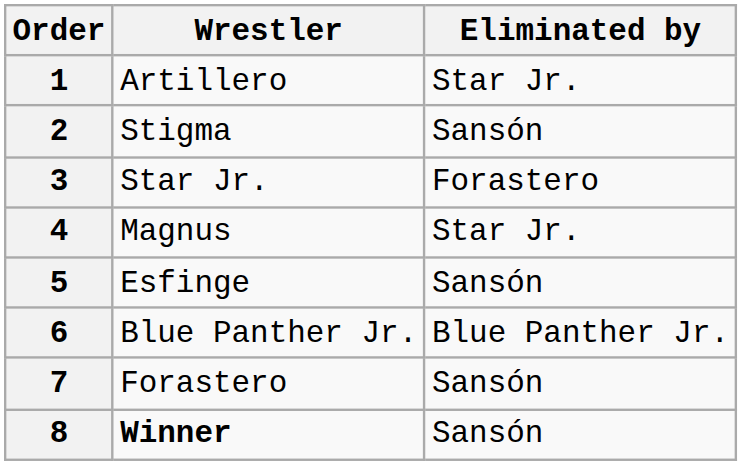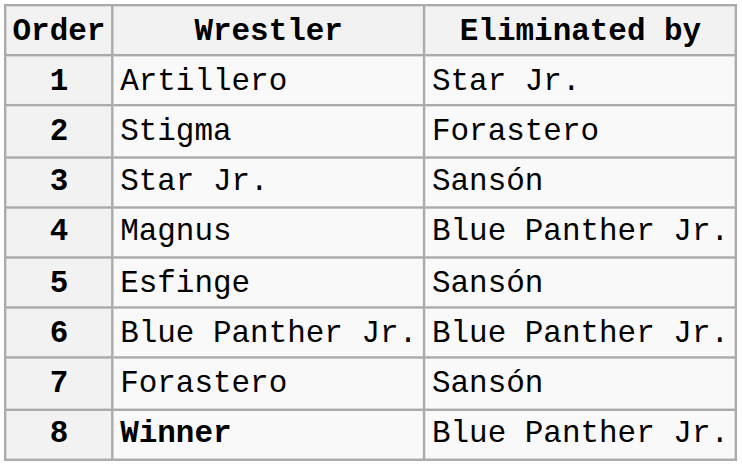(488, 131) Sansón -> (516, 131) Forastero
(516, 182) Forastero -> (488, 182) Sansón
(506, 232) Star Jr. -> (580, 232) Blue Panther Jr.
(488, 434) Sansón -> (580, 434) Blue Panther Jr.
